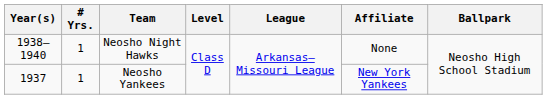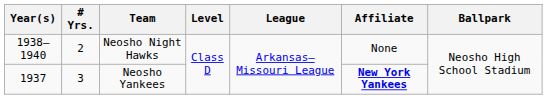(81, 50) 1 -> (81, 50) 2
(81, 79) 1 -> (81, 79) 3
(384, 79) normal -> (384, 79) bold
